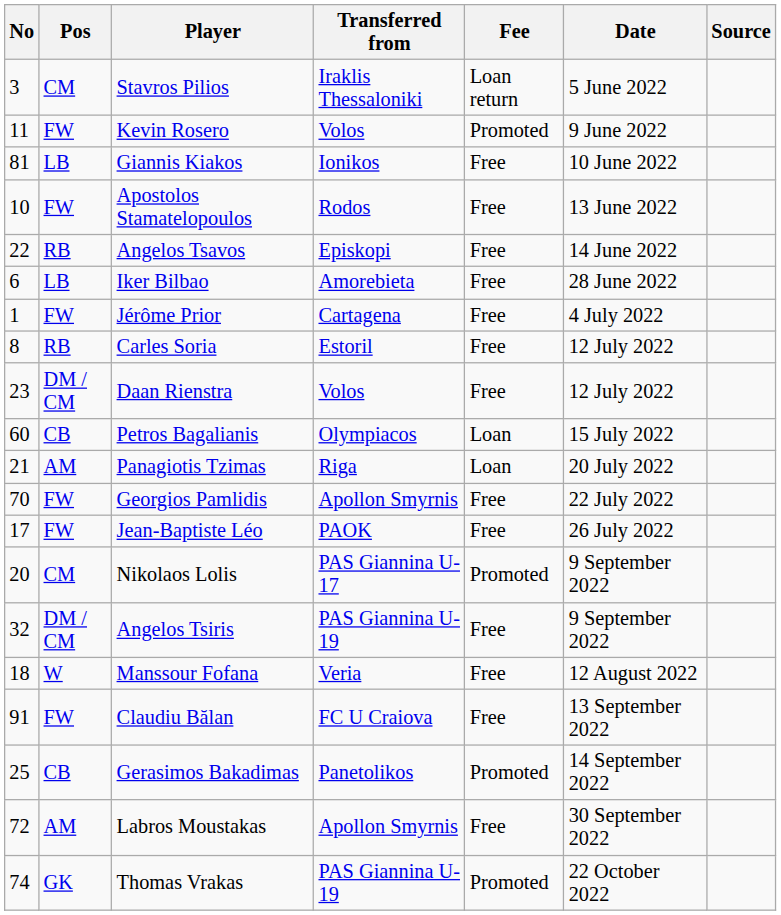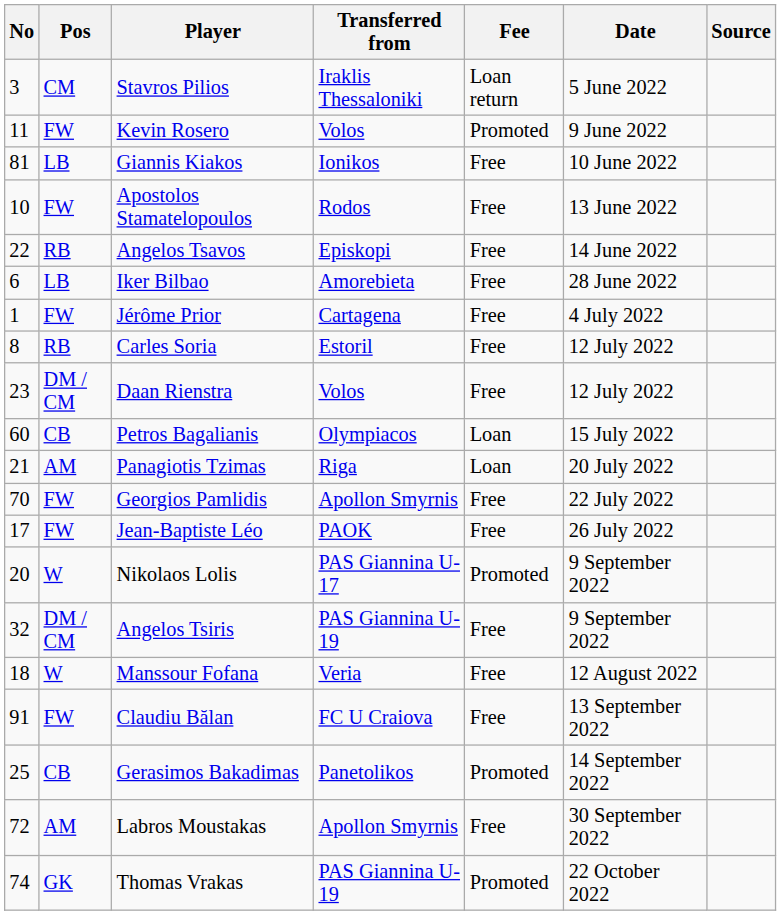(59, 574) CM -> (53, 574) W
